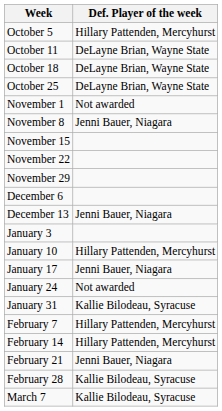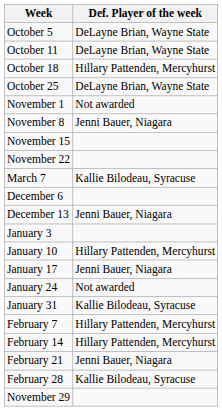(145, 31) Hillary Pattenden, Mercyhurst -> (142, 31) DeLayne Brian, Wayne State
(142, 68) DeLayne Brian, Wayne State -> (145, 68) Hillary Pattenden, Mercyhurst
rows swapped: (39, 178) <-> (26, 397)
